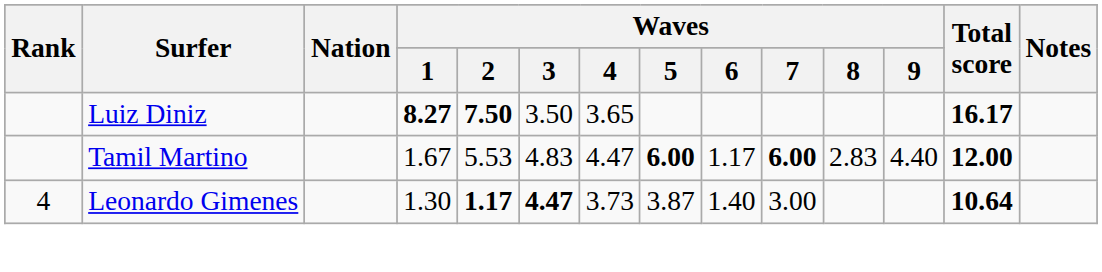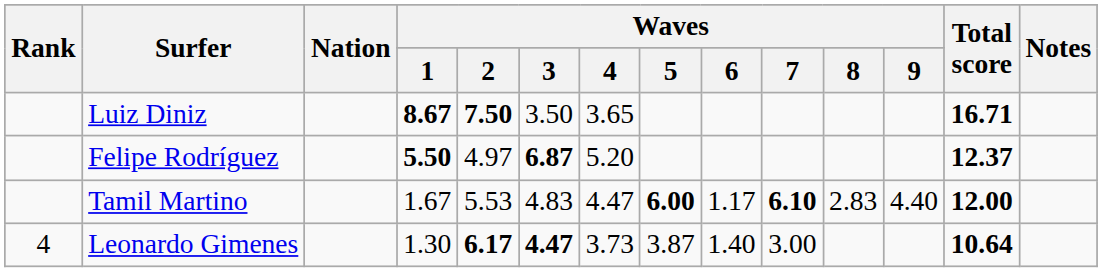(427, 113) 8.27 -> (427, 113) 8.67
(982, 113) 16.17 -> (982, 113) 16.71
+ row: (183, 157)
(792, 157) 6.00 -> (792, 200) 6.10
(488, 200) 1.17 -> (488, 244) 6.17
